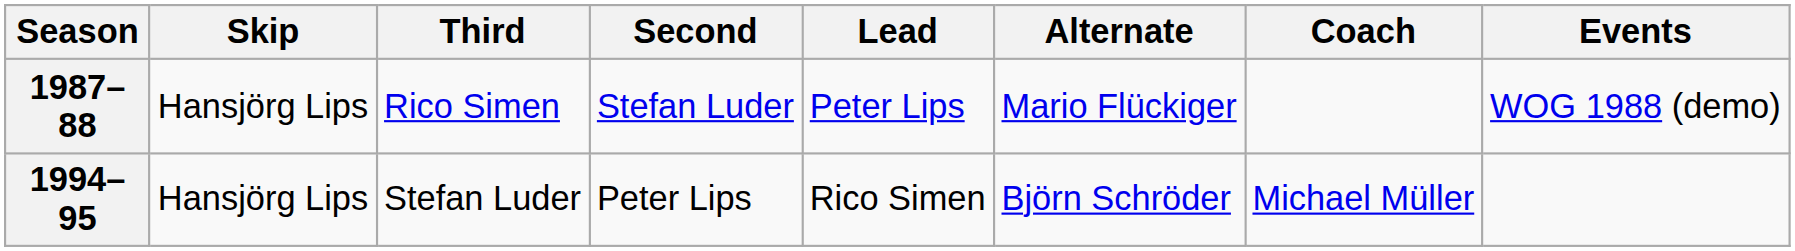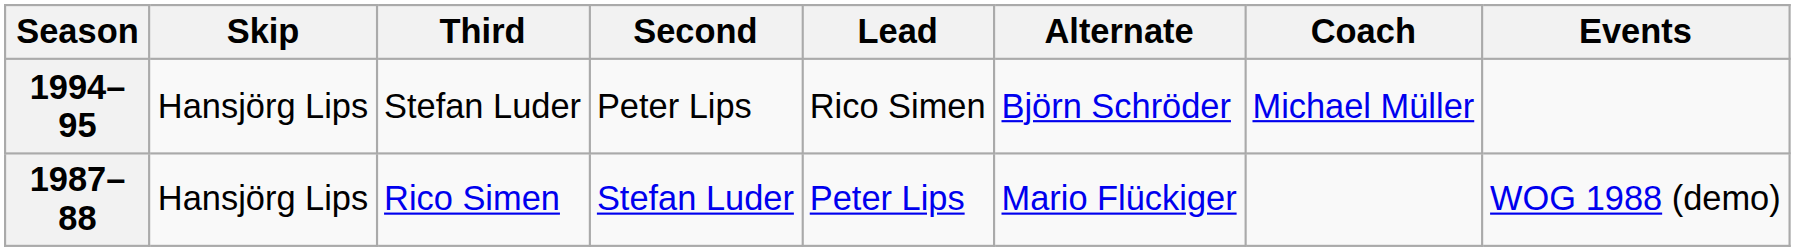rows swapped: (78, 105) <-> (78, 198)
